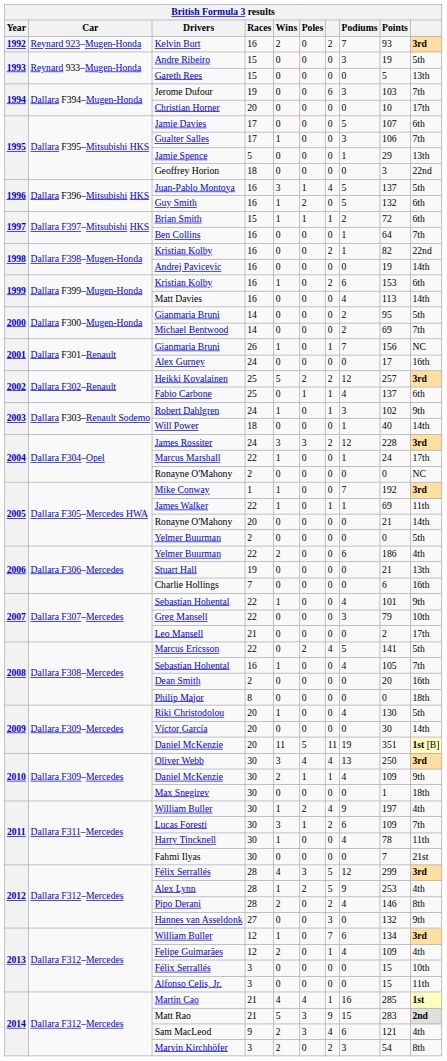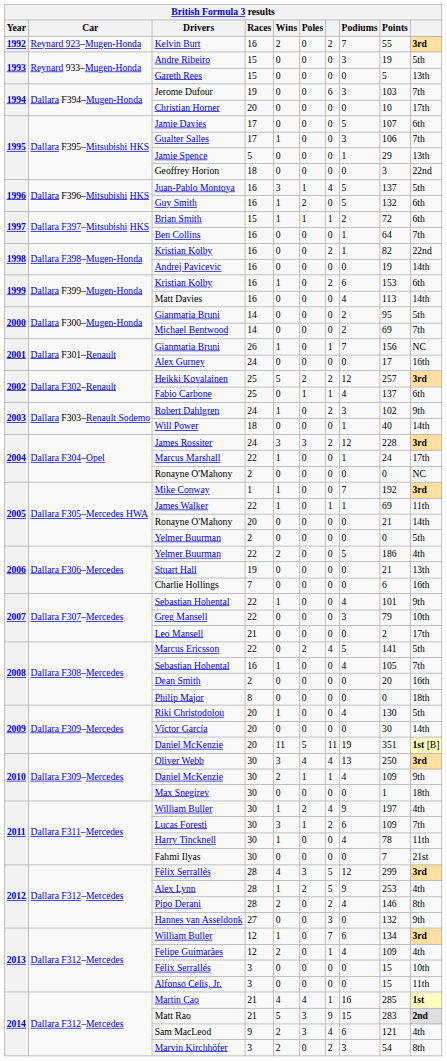(387, 43) 93 -> (387, 43) 55
(330, 410) 1 -> (330, 410) 2
(344, 553) 6 -> (344, 553) 5
